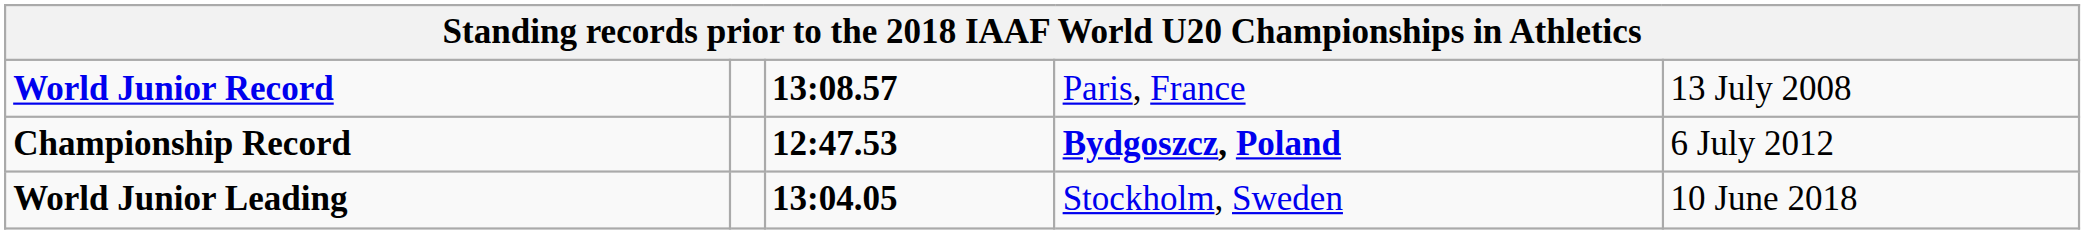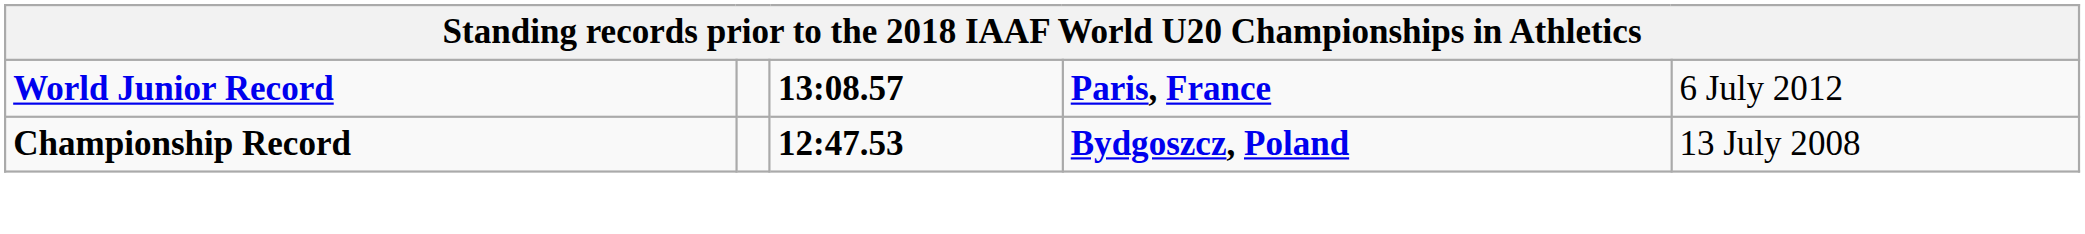(1154, 87) normal -> (1171, 87) bold
(1761, 87) 13 July 2008 -> (1761, 87) 6 July 2012
(1752, 143) 6 July 2012 -> (1770, 143) 13 July 2008
- row: (180, 198)
